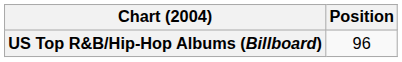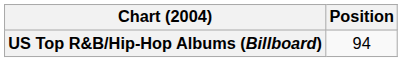(362, 43) 96 -> (362, 43) 94
